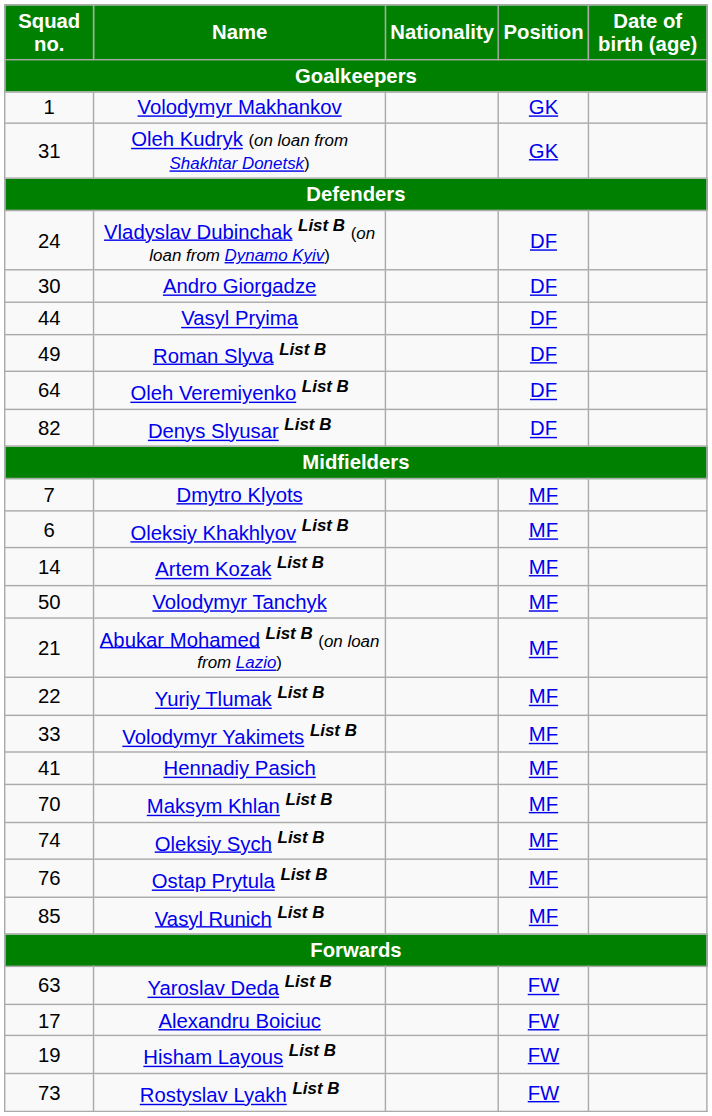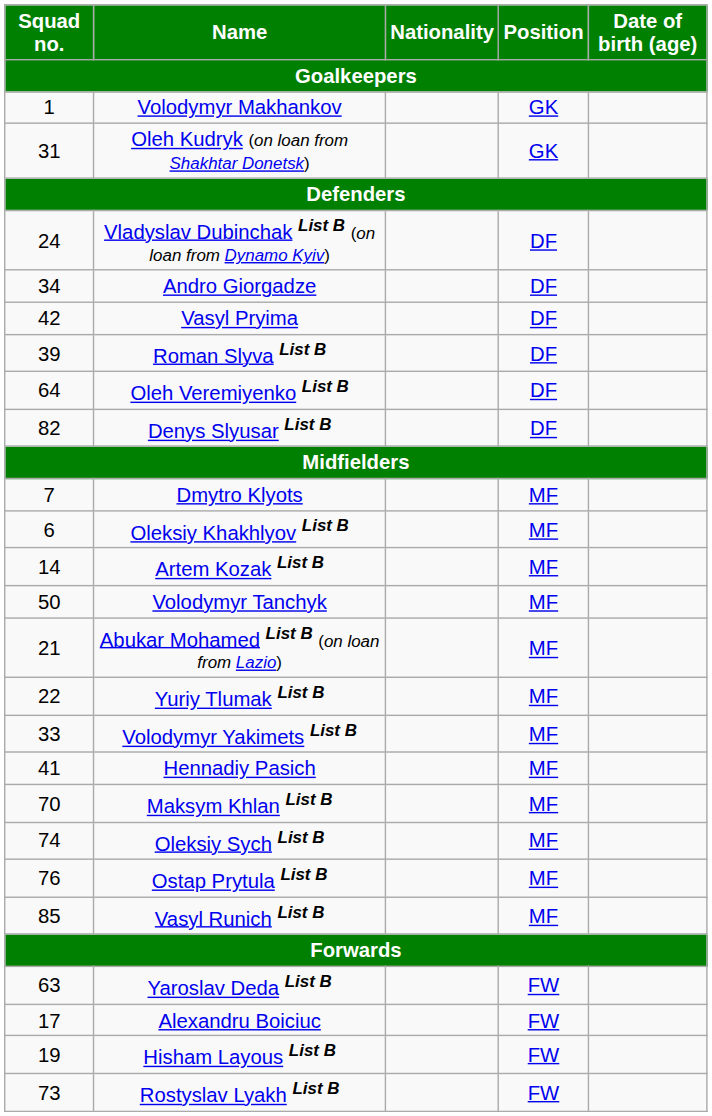(49, 287) 30 -> (49, 287) 34
(49, 319) 44 -> (49, 319) 42
(49, 353) 49 -> (49, 353) 39
